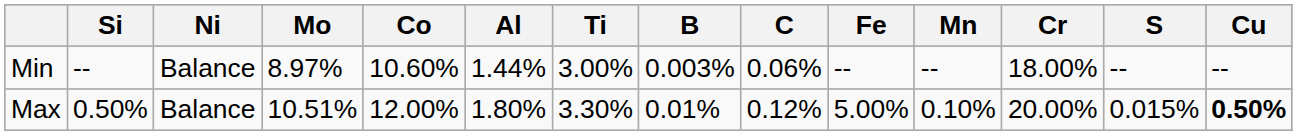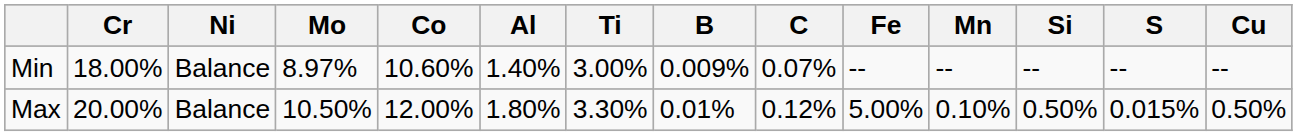columns swapped: (1053, 25) <-> (110, 25)
(508, 67) 1.44% -> (523, 67) 1.40%
(690, 67) 0.003% -> (705, 67) 0.009%
(784, 67) 0.06% -> (799, 67) 0.07%
(312, 109) 10.51% -> (327, 109) 10.50%
(1249, 109) bold -> (1249, 109) normal
